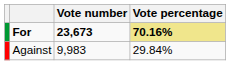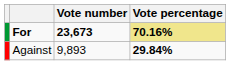(71, 50) 9,983 -> (71, 50) 9,893
(153, 50) normal -> (153, 50) bold
